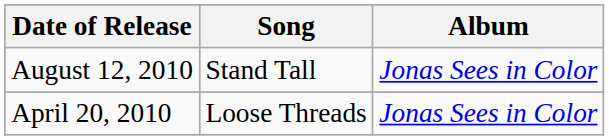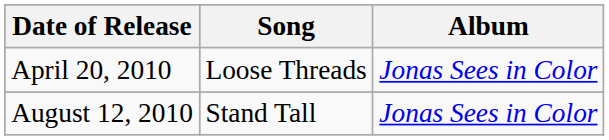rows swapped: (91, 112) <-> (102, 69)
